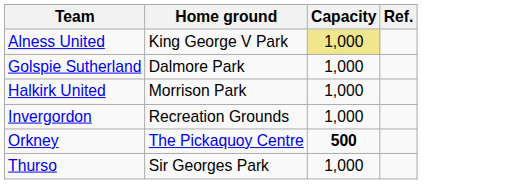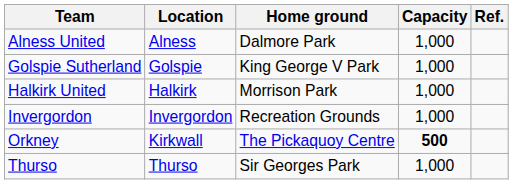+ column: (191, 16)
(218, 41) King George V Park -> (288, 41) Dalmore Park
(344, 41) khaki background -> (435, 41) no background
(197, 66) Dalmore Park -> (309, 66) King George V Park
